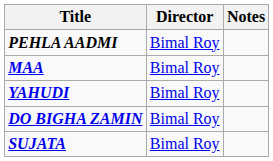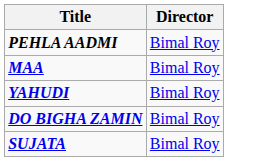- column: (246, 17)
